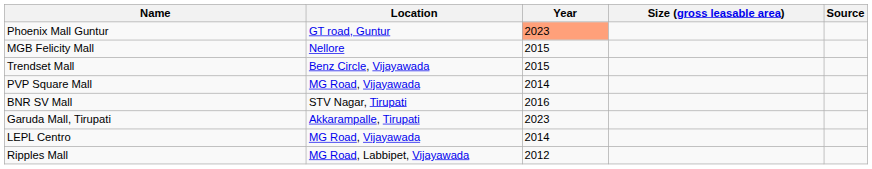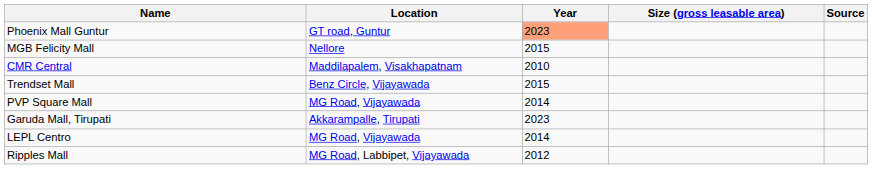+ row: (39, 66)
- row: (40, 102)
